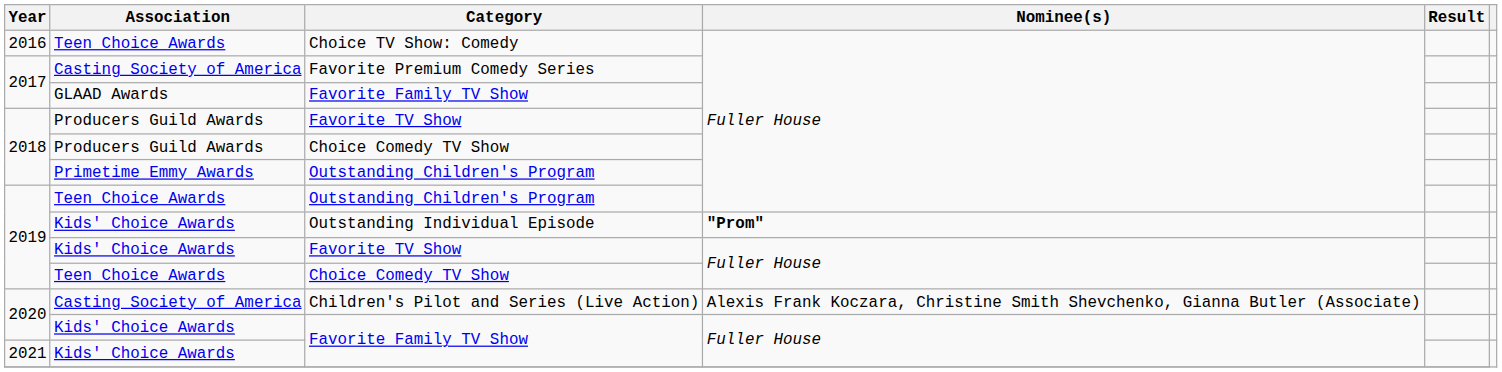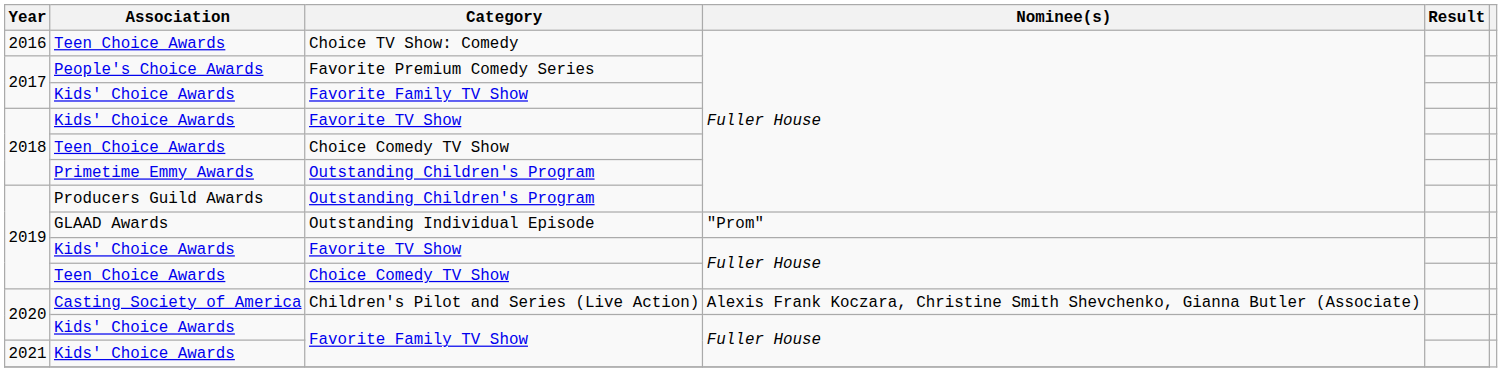(178, 69) Casting Society of America -> (159, 69) People's Choice Awards
(111, 95) GLAAD Awards -> (144, 95) Kids' Choice Awards
(159, 121) Producers Guild Awards -> (144, 121) Kids' Choice Awards
(159, 147) Producers Guild Awards -> (140, 147) Teen Choice Awards
(140, 198) Teen Choice Awards -> (159, 198) Producers Guild Awards
(144, 224) Kids' Choice Awards -> (111, 224) GLAAD Awards
(735, 224) bold -> (735, 224) normal
